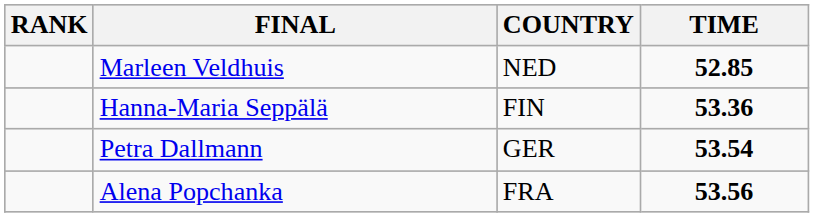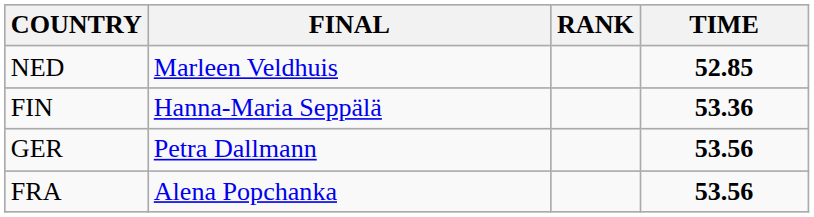columns swapped: (49, 25) <-> (568, 25)
(724, 149) 53.54 -> (724, 149) 53.56
